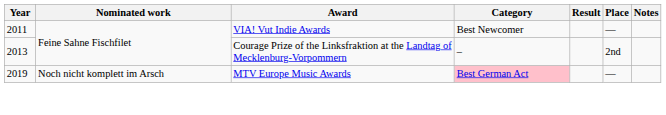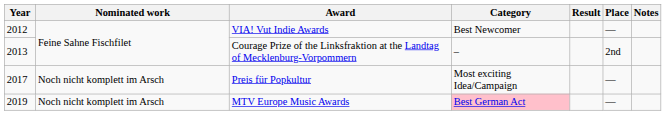(17, 29) 2011 -> (17, 29) 2012
+ row: (271, 79)
